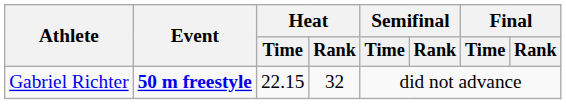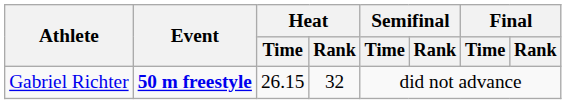(283, 82) 22.15 -> (283, 82) 26.15
